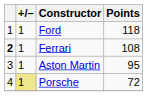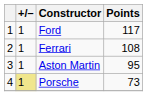(131, 31) 118 -> (131, 31) 117
(10, 48) bold -> (10, 48) normal
(134, 83) 72 -> (134, 83) 73
